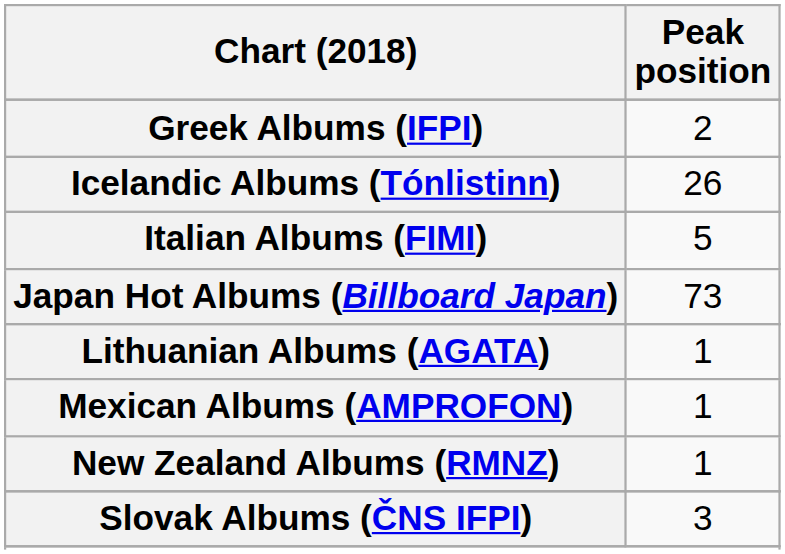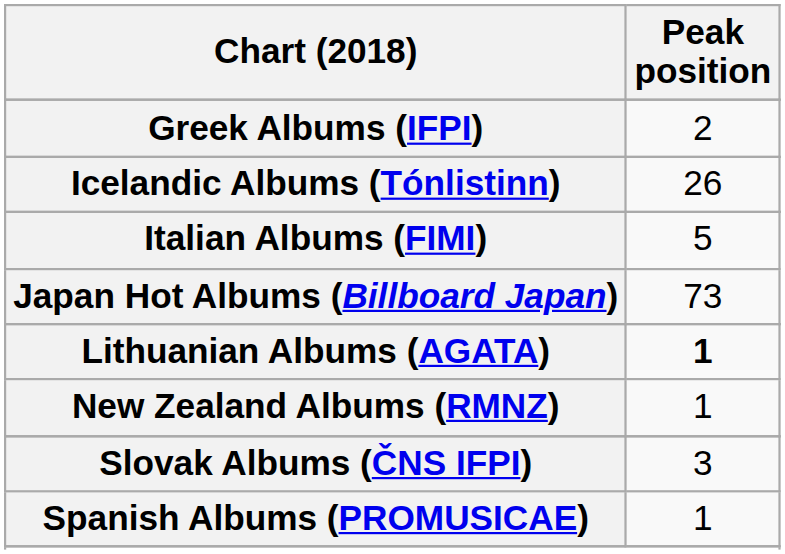(703, 351) normal -> (703, 351) bold
- row: (316, 406)
+ row: (316, 518)
